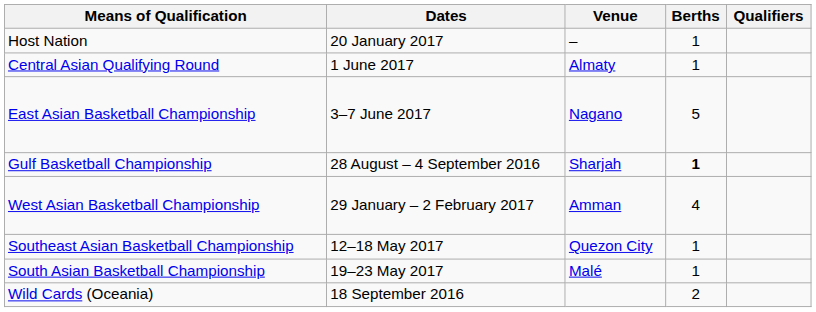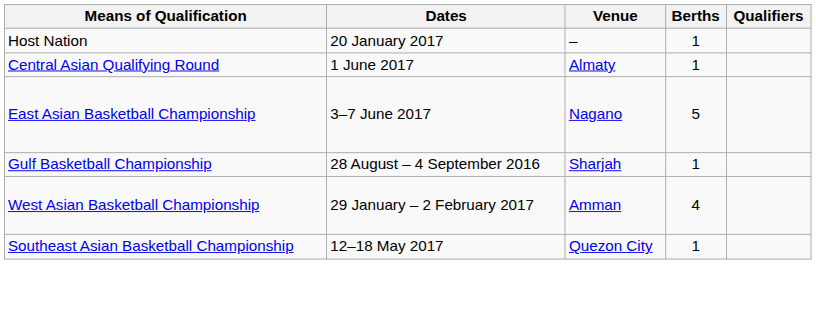(696, 164) bold -> (696, 164) normal
- row: (136, 270)
- row: (81, 294)
